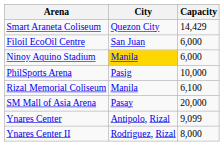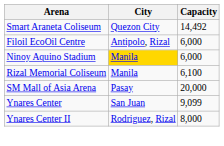(193, 27) 14,429 -> (193, 27) 14,492
(128, 42) San Juan -> (140, 42) Antipolo, Rizal
- row: (39, 73)
(140, 118) Antipolo, Rizal -> (128, 103) San Juan
